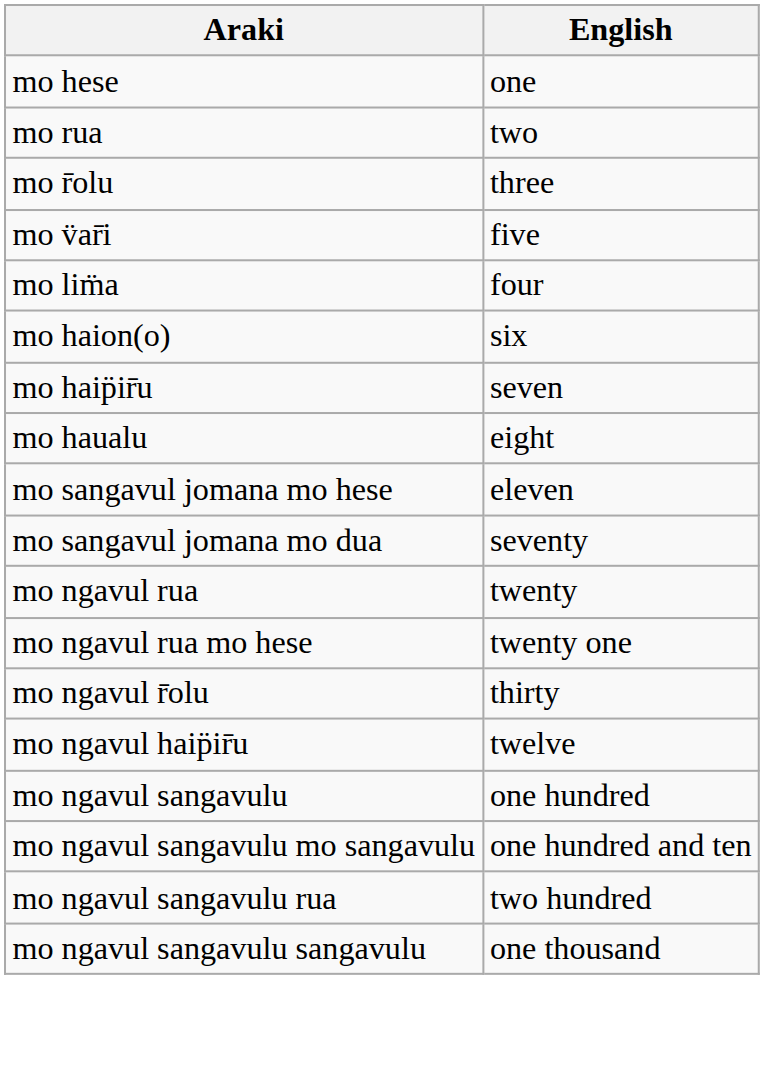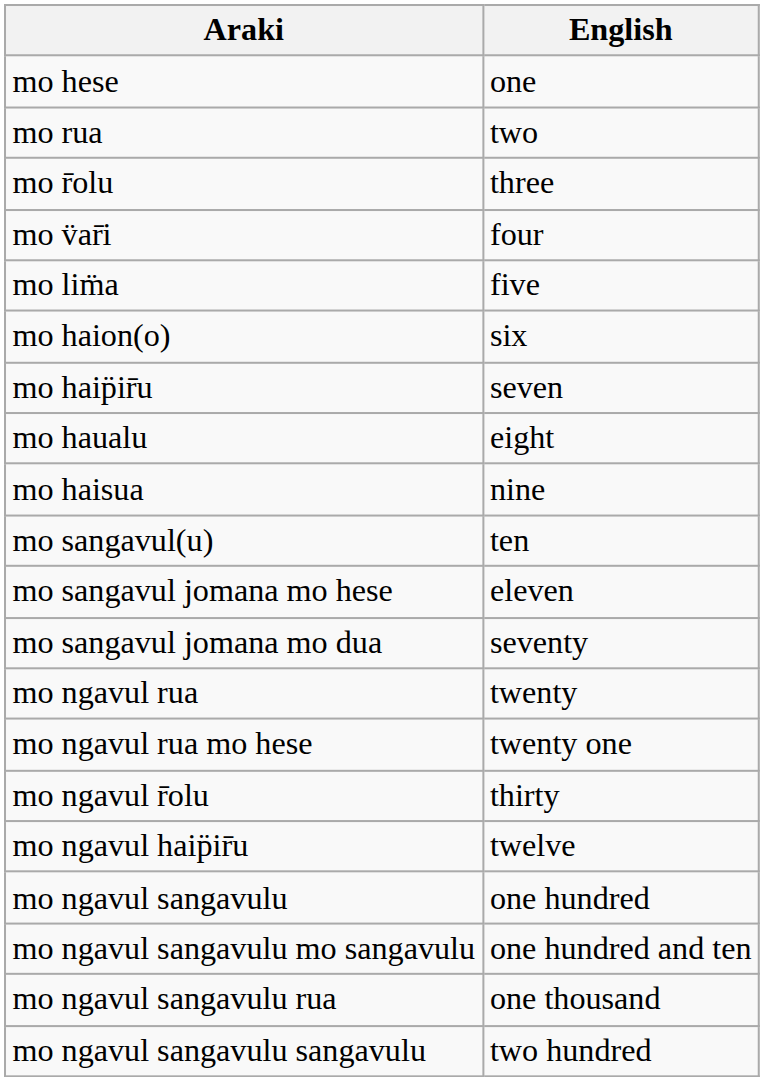(515, 234) five -> (517, 234) four
(517, 285) four -> (515, 285) five
+ row: (78, 489)
+ row: (113, 540)
(571, 897) two hundred -> (575, 999) one thousand
(575, 948) one thousand -> (571, 1050) two hundred
